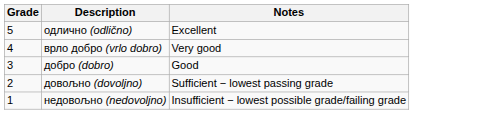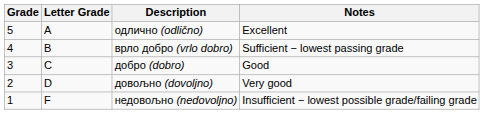+ column: (77, 13)
(196, 48) Very good -> (323, 48) Sufficient − lowest passing grade
(252, 83) Sufficient − lowest passing grade -> (267, 83) Very good
